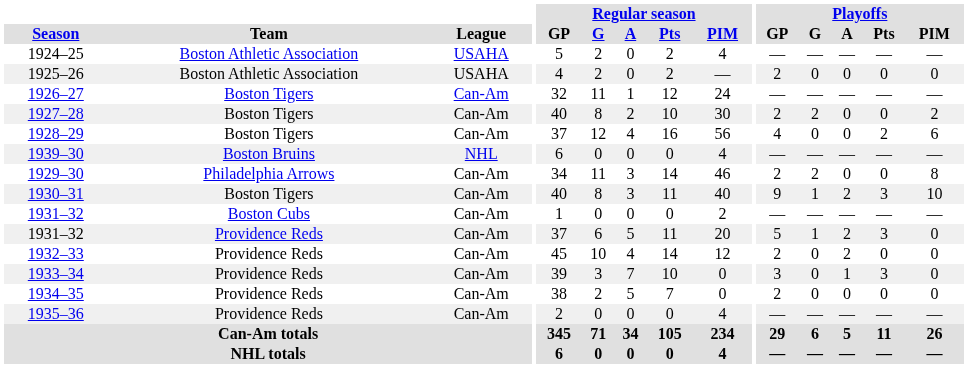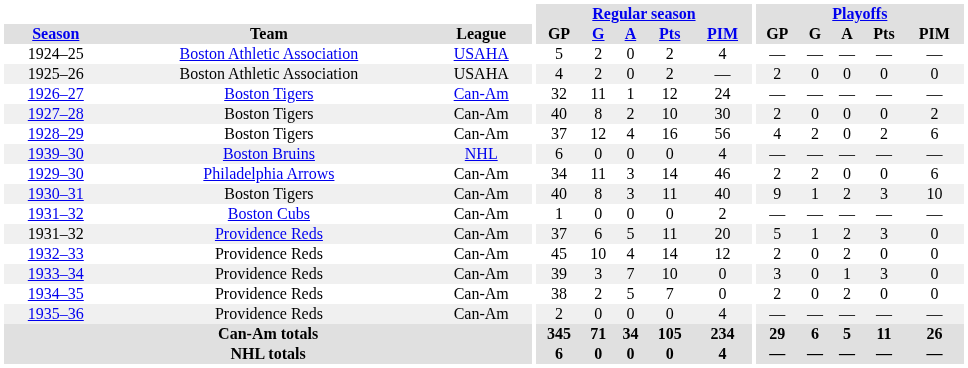(815, 114) 2 -> (815, 114) 0
(815, 134) 0 -> (815, 134) 2
(934, 174) 8 -> (934, 174) 6
(847, 294) 0 -> (847, 294) 2
